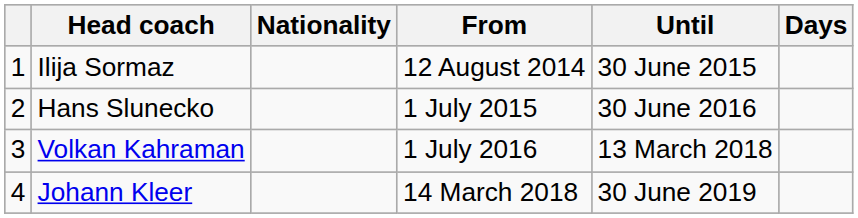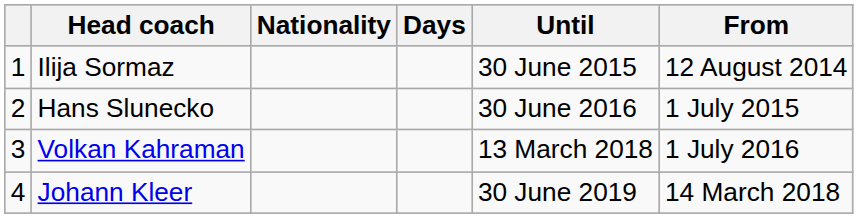columns swapped: (494, 25) <-> (816, 25)
